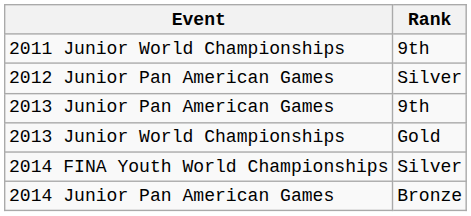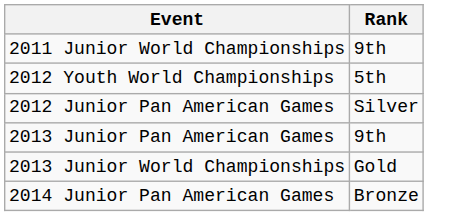+ row: (172, 78)
- row: (199, 167)
